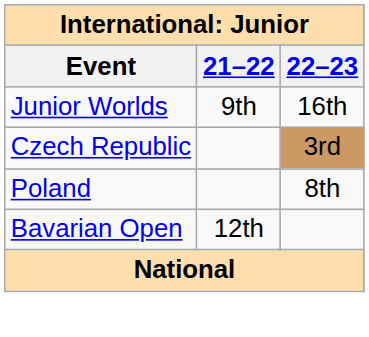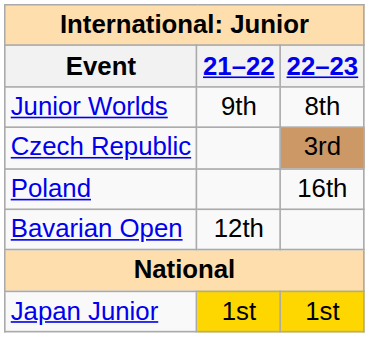(322, 106) 16th -> (322, 106) 8th
(322, 188) 8th -> (322, 188) 16th
+ row: (85, 310)
